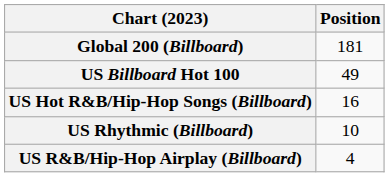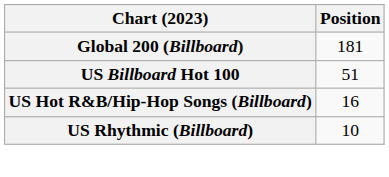(350, 74) 49 -> (350, 74) 51
- row: (160, 158)
